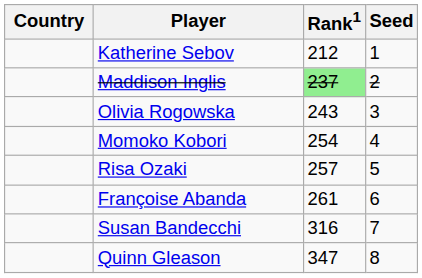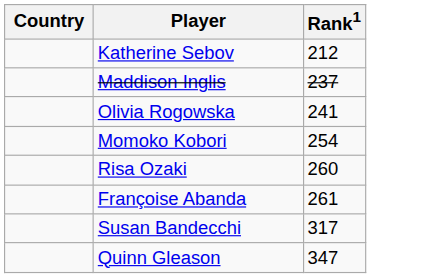- column: (392, 21)
(323, 82) lightgreen background -> (323, 82) no background
(323, 111) 243 -> (323, 111) 241
(323, 169) 257 -> (323, 169) 260
(323, 228) 316 -> (323, 228) 317
